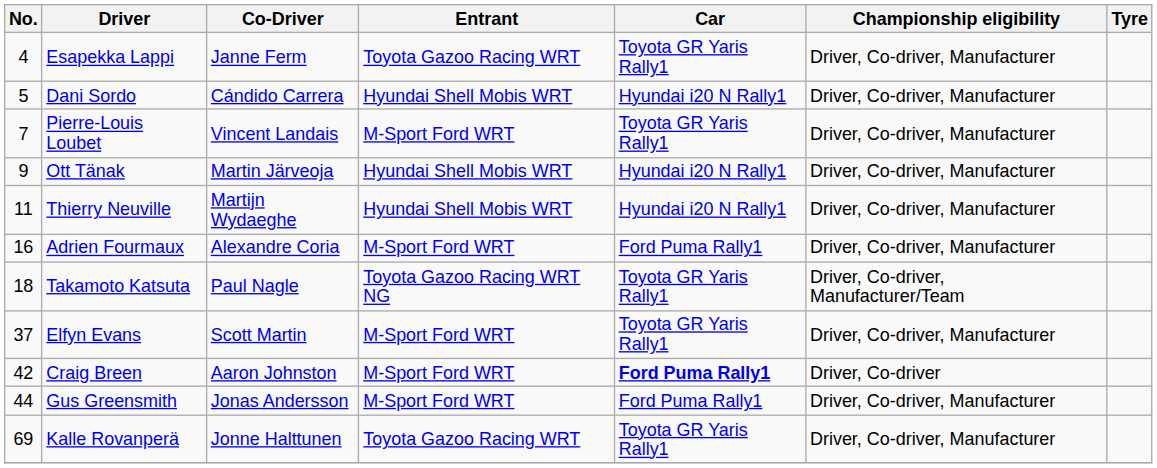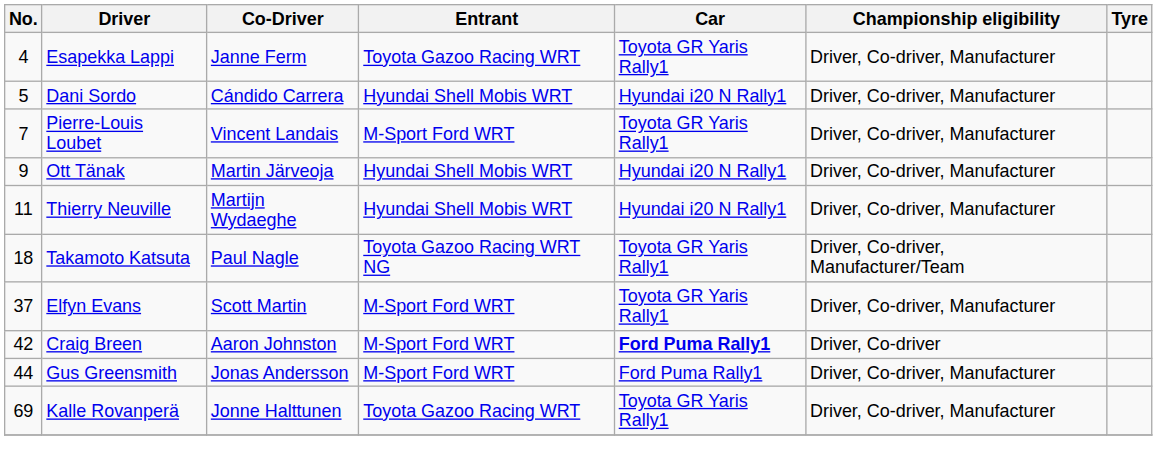- row: (115, 248)
